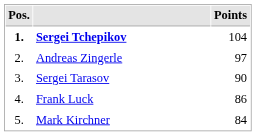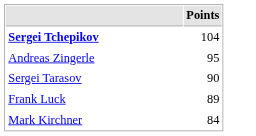- column: (19, 15)
(241, 57) 97 -> (213, 57) 95
(241, 99) 86 -> (213, 99) 89
